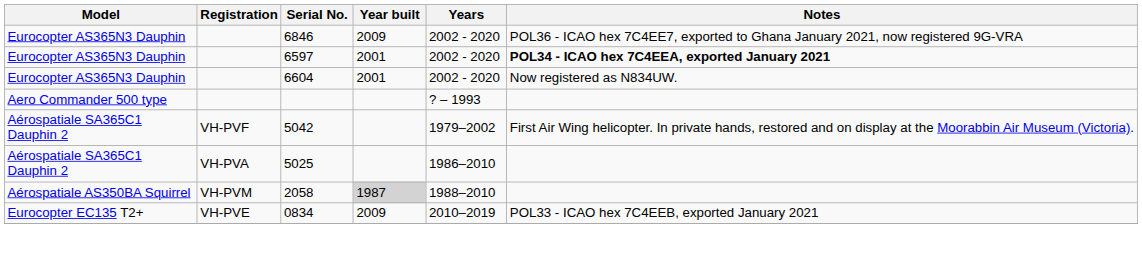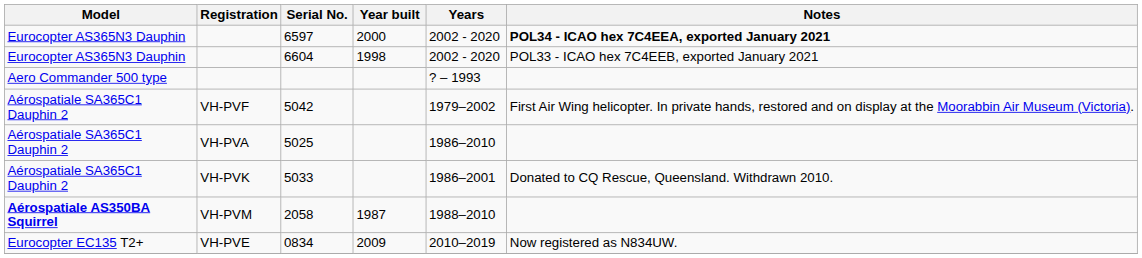- row: (239, 36)
(371, 57) 2001 -> (371, 36) 2000
(371, 78) 2001 -> (371, 57) 1998
(594, 78) Now registered as N834UW. -> (664, 57) POL33 - ICAO hex 7C4EEB, exported January 2021
+ row: (225, 178)
(99, 192) normal -> (79, 214) bold
(371, 192) lightgrey background -> (371, 214) no background
(664, 213) POL33 - ICAO hex 7C4EEB, exported January 2021 -> (594, 243) Now registered as N834UW.
